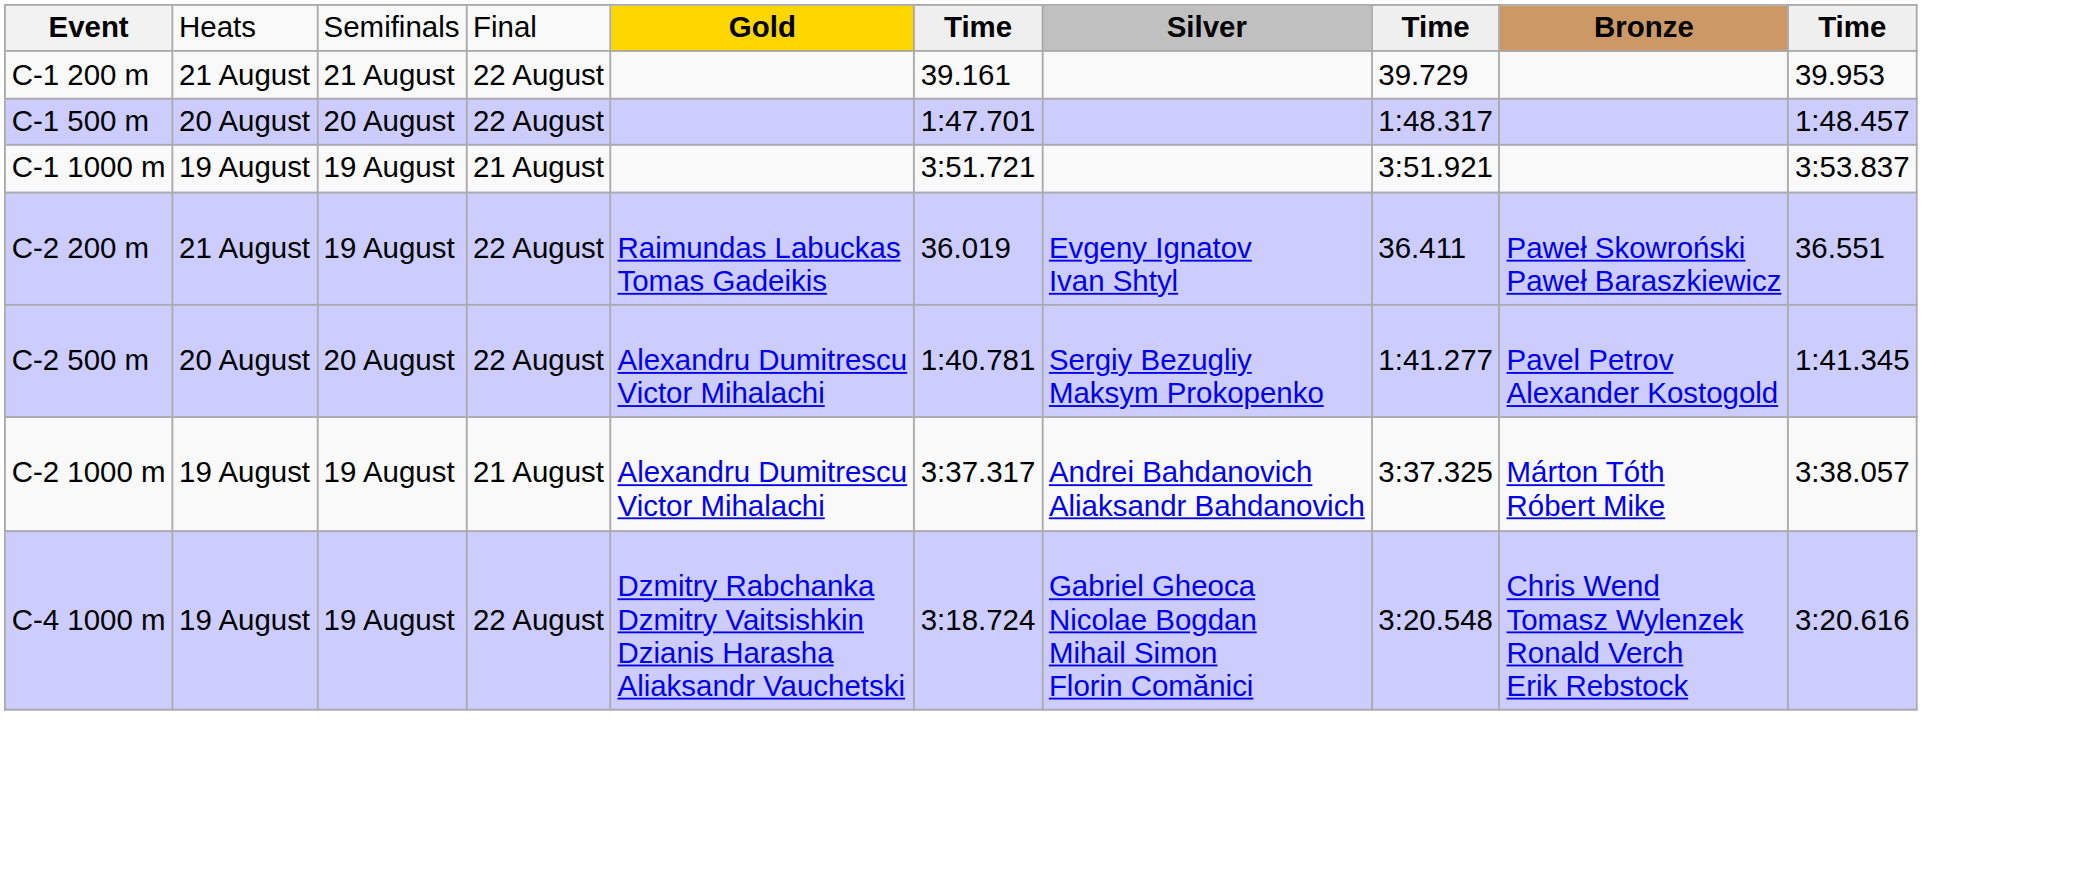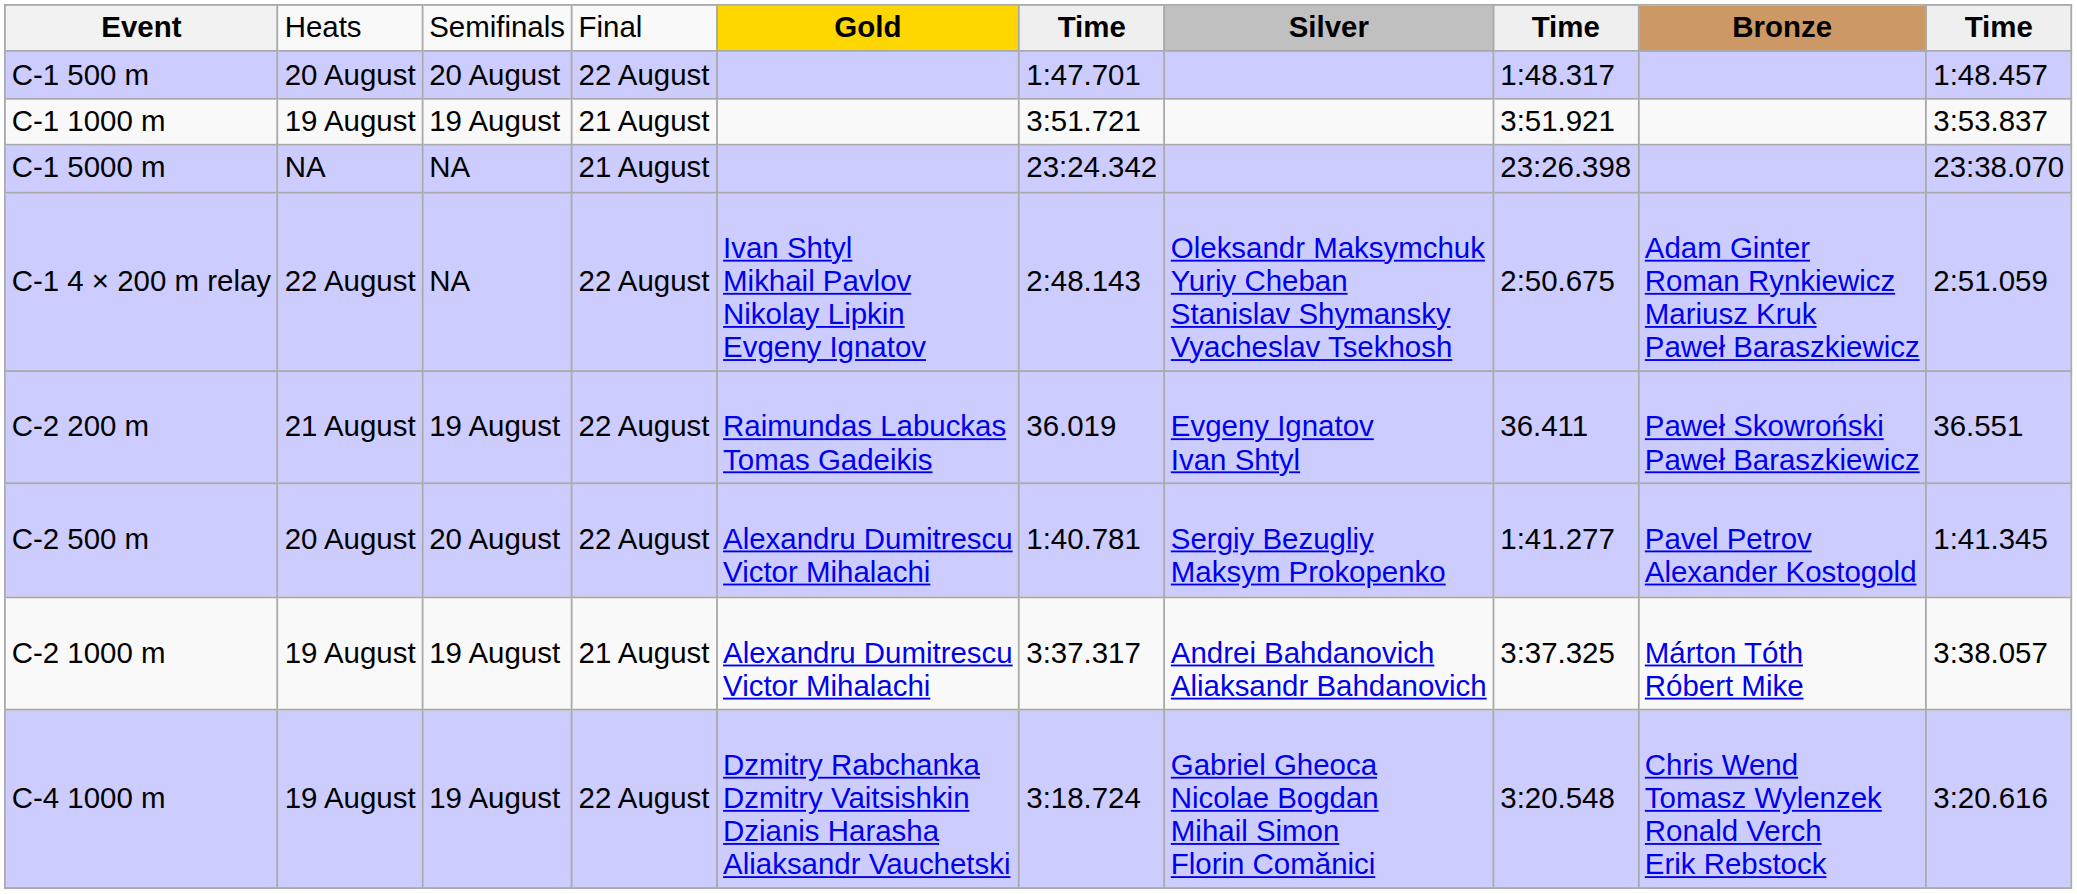- row: (80, 74)
+ row: (89, 167)
+ row: (141, 280)
